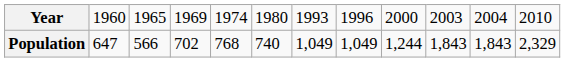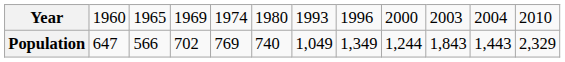(227, 43) 768 -> (227, 43) 769
(359, 43) 1,049 -> (359, 43) 1,349
(493, 43) 1,843 -> (493, 43) 1,443
